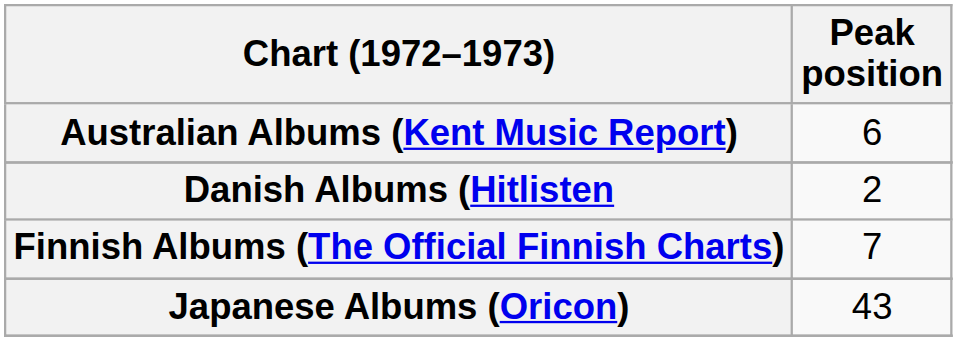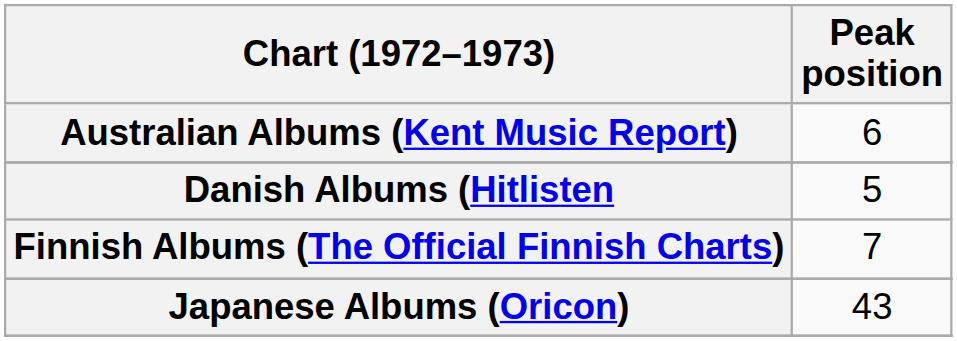(872, 190) 2 -> (872, 190) 5
